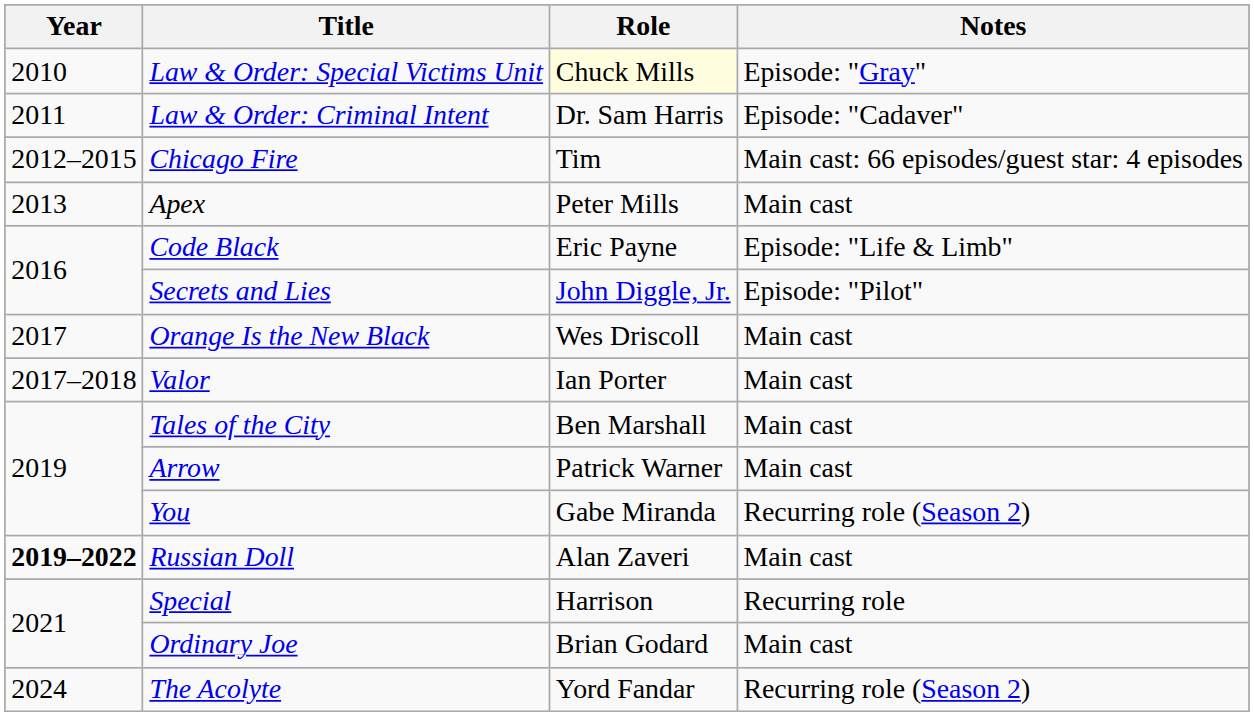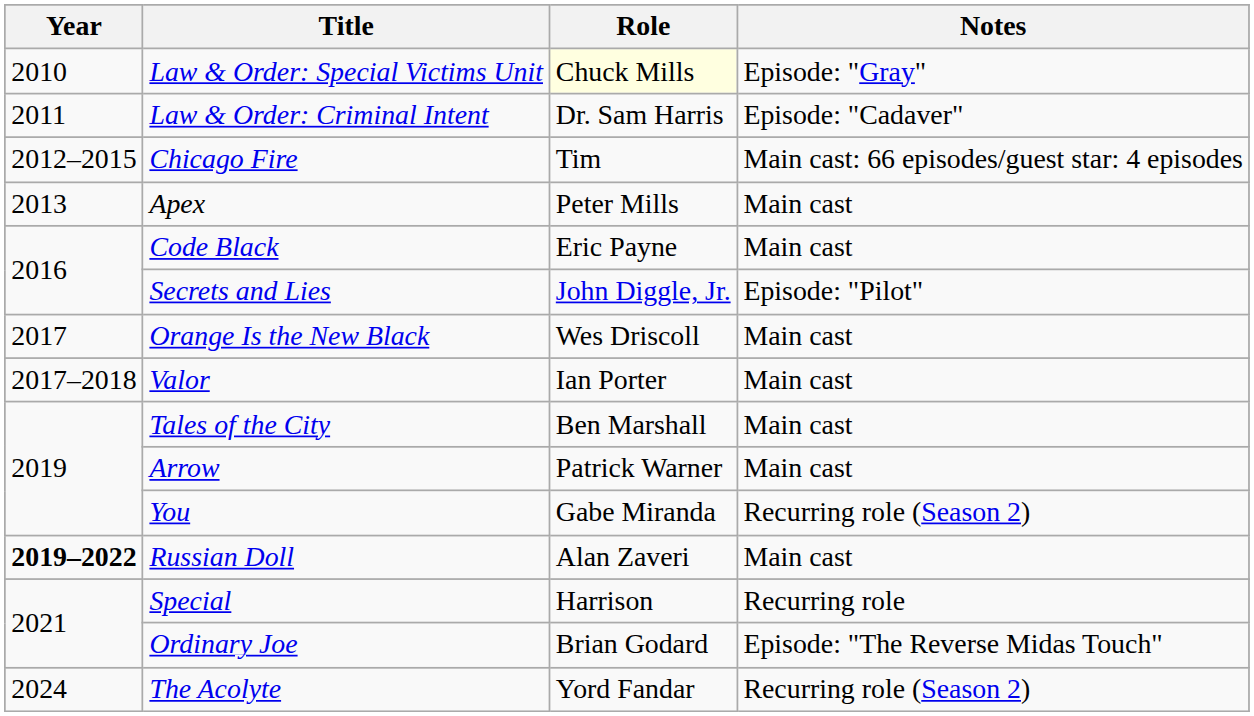(878, 247) Episode: "Life & Limb" -> (798, 247) Main cast
(798, 644) Main cast -> (953, 644) Episode: "The Reverse Midas Touch"
